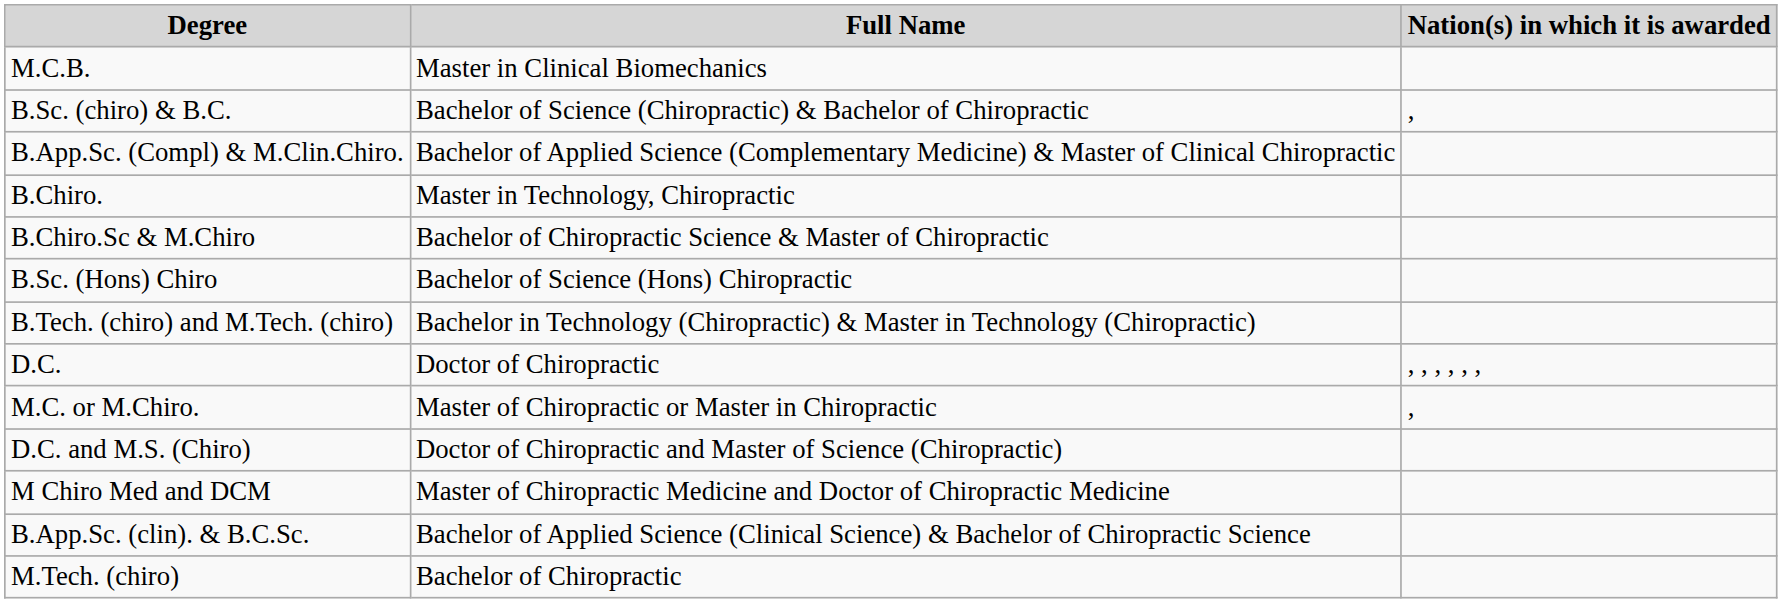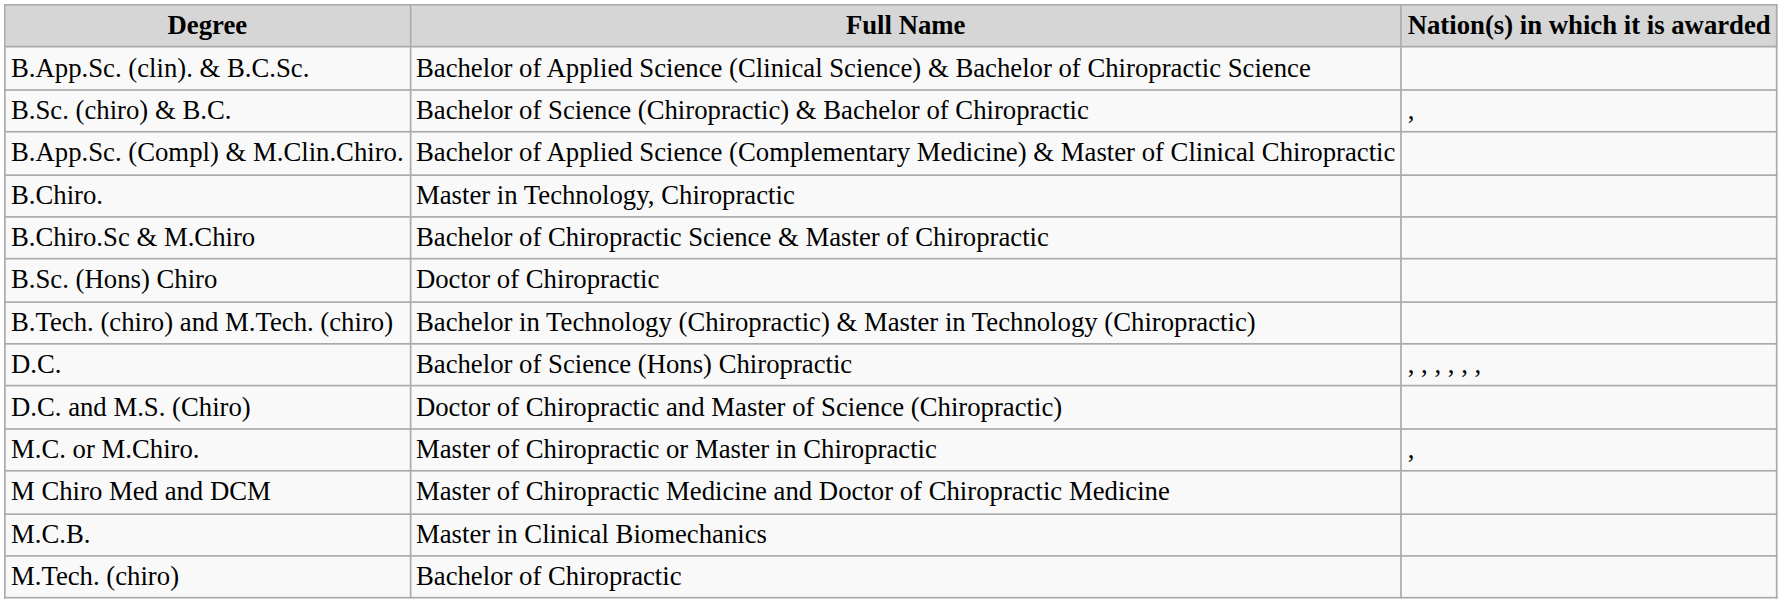rows swapped: (160, 534) <-> (51, 68)
(634, 279) Bachelor of Science (Hons) Chiropractic -> (538, 279) Doctor of Chiropractic
(538, 364) Doctor of Chiropractic -> (634, 364) Bachelor of Science (Hons) Chiropractic
rows swapped: (131, 449) <-> (105, 407)
